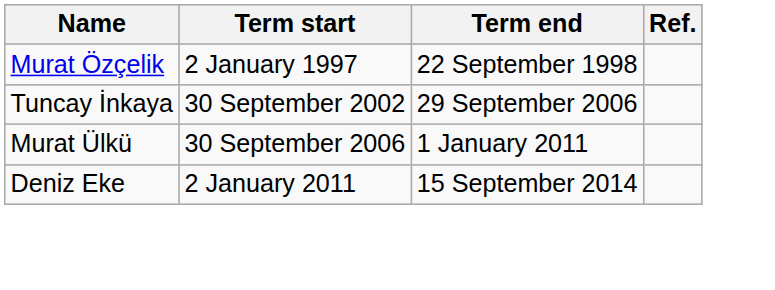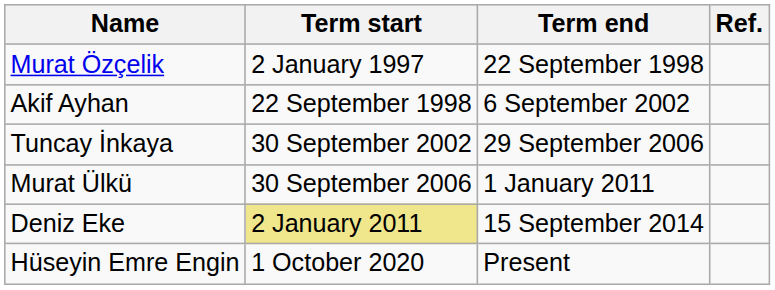+ row: (70, 104)
(270, 183) no background -> (337, 223) khaki background
+ row: (125, 263)
